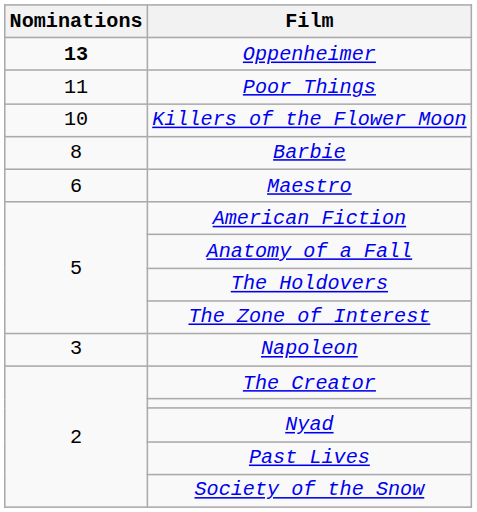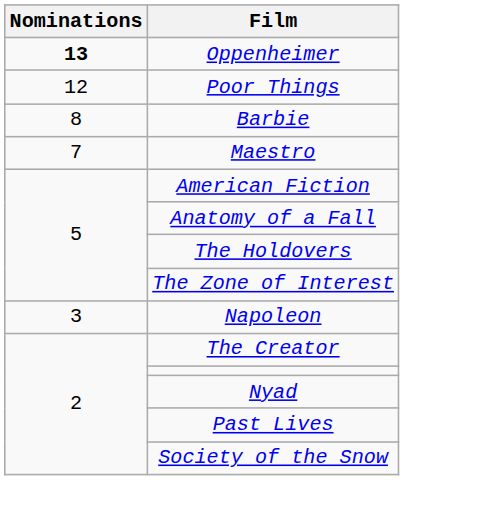(76, 87) 11 -> (76, 87) 12
- row: (309, 120)
(76, 186) 6 -> (76, 153) 7
